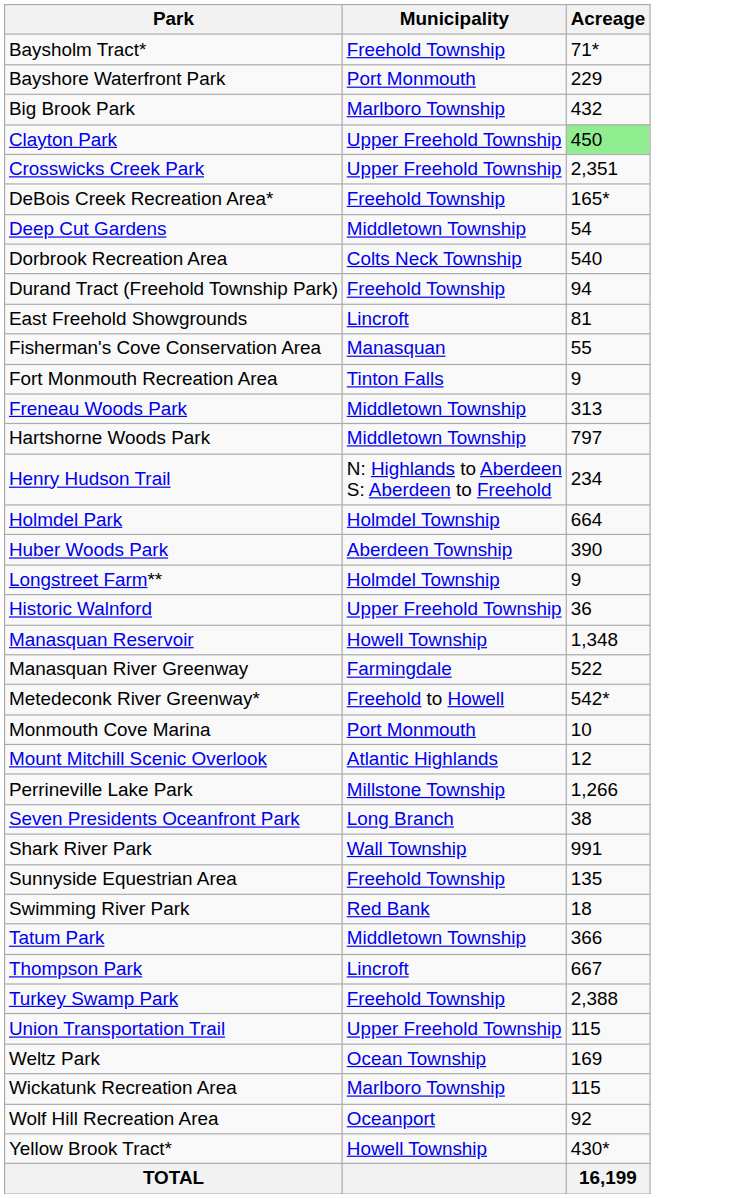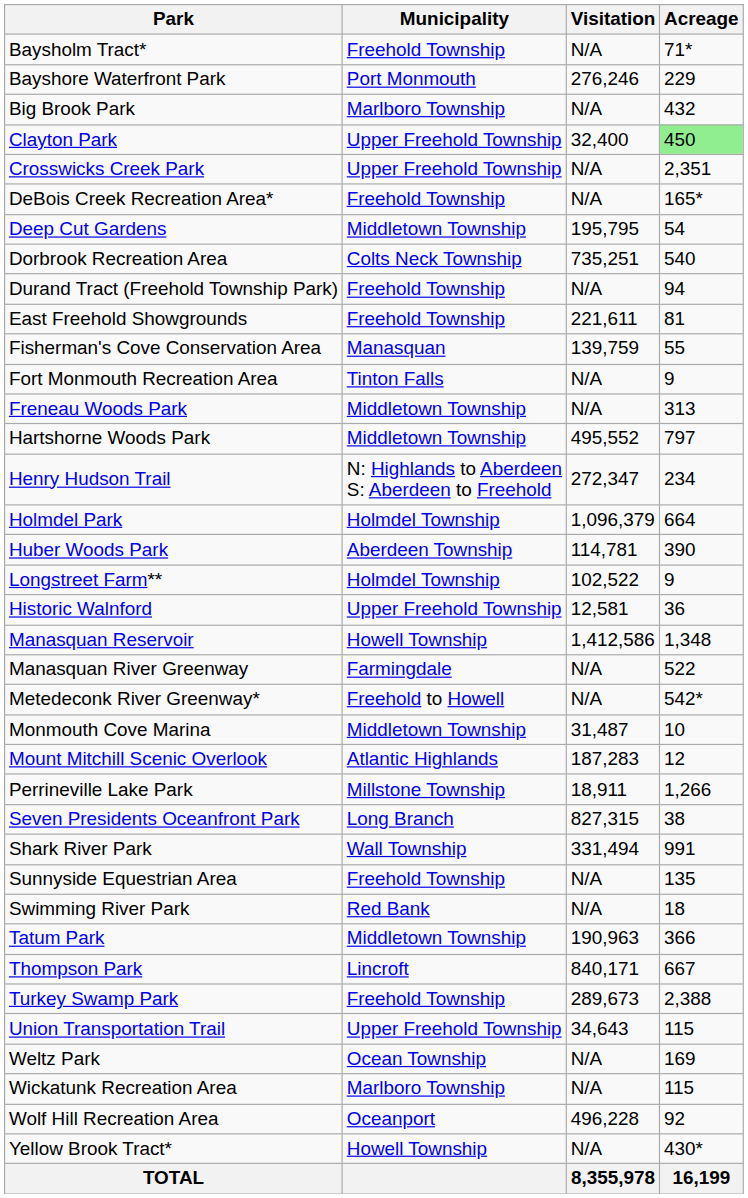+ column: (613, 19)
(378, 318) Lincroft -> (426, 318) Freehold Township
(411, 729) Port Monmouth -> (436, 729) Middletown Township
